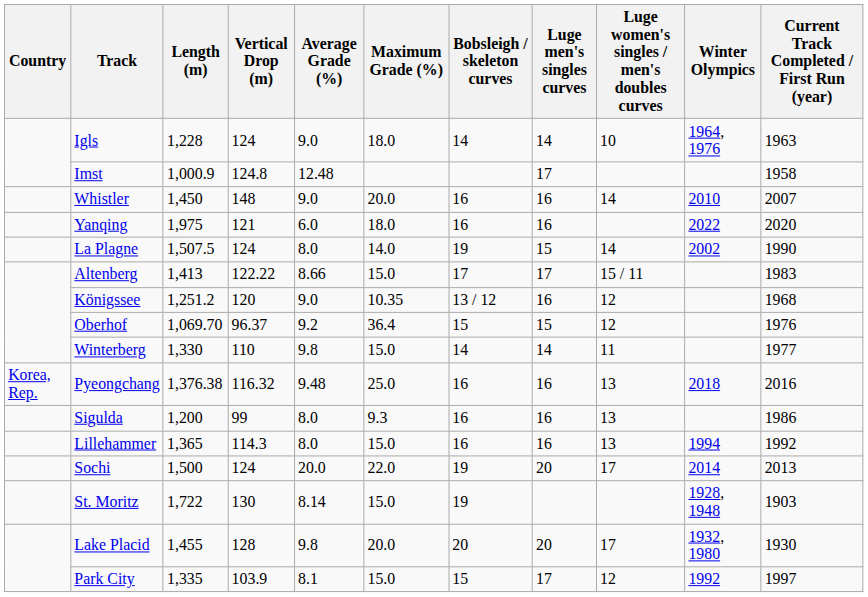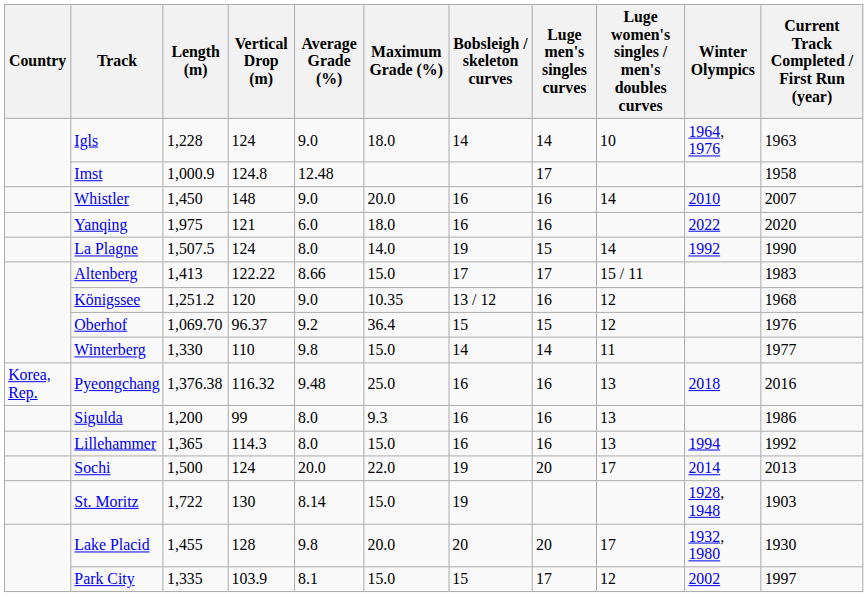(704, 249) 2002 -> (704, 249) 1992
(704, 579) 1992 -> (704, 579) 2002
